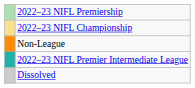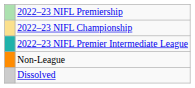rows swapped: (103, 59) <-> (41, 44)
